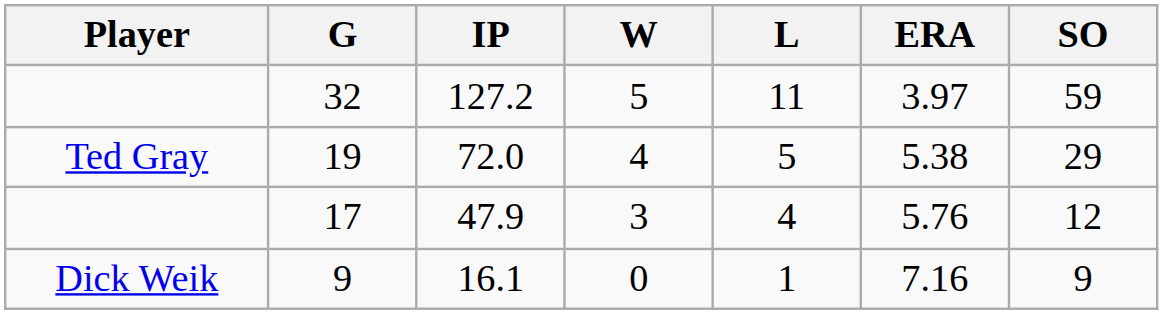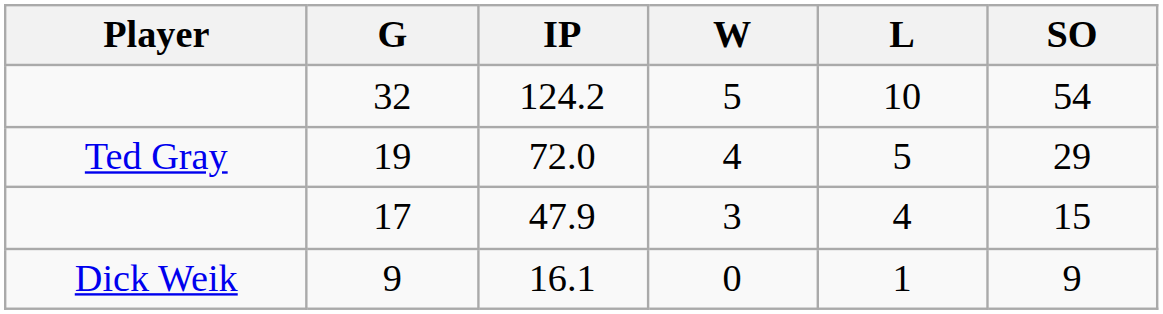- column: (935, 34)
(491, 95) 127.2 -> (562, 95) 124.2
(787, 95) 11 -> (902, 95) 10
(1083, 95) 59 -> (1072, 95) 54
(1083, 216) 12 -> (1072, 216) 15
